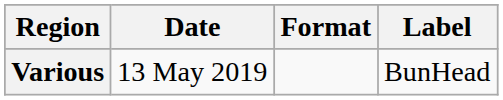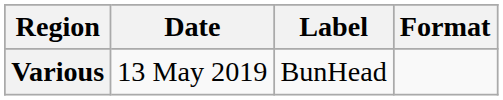columns swapped: (326, 26) <-> (437, 26)
